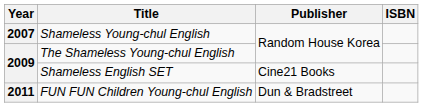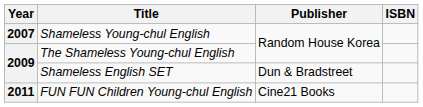(296, 72) Cine21 Books -> (305, 72) Dun & Bradstreet
(305, 92) Dun & Bradstreet -> (296, 92) Cine21 Books
